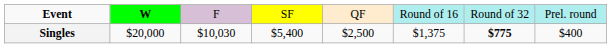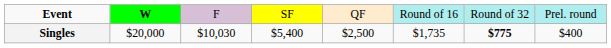(429, 33) $1,375 -> (429, 33) $1,735
